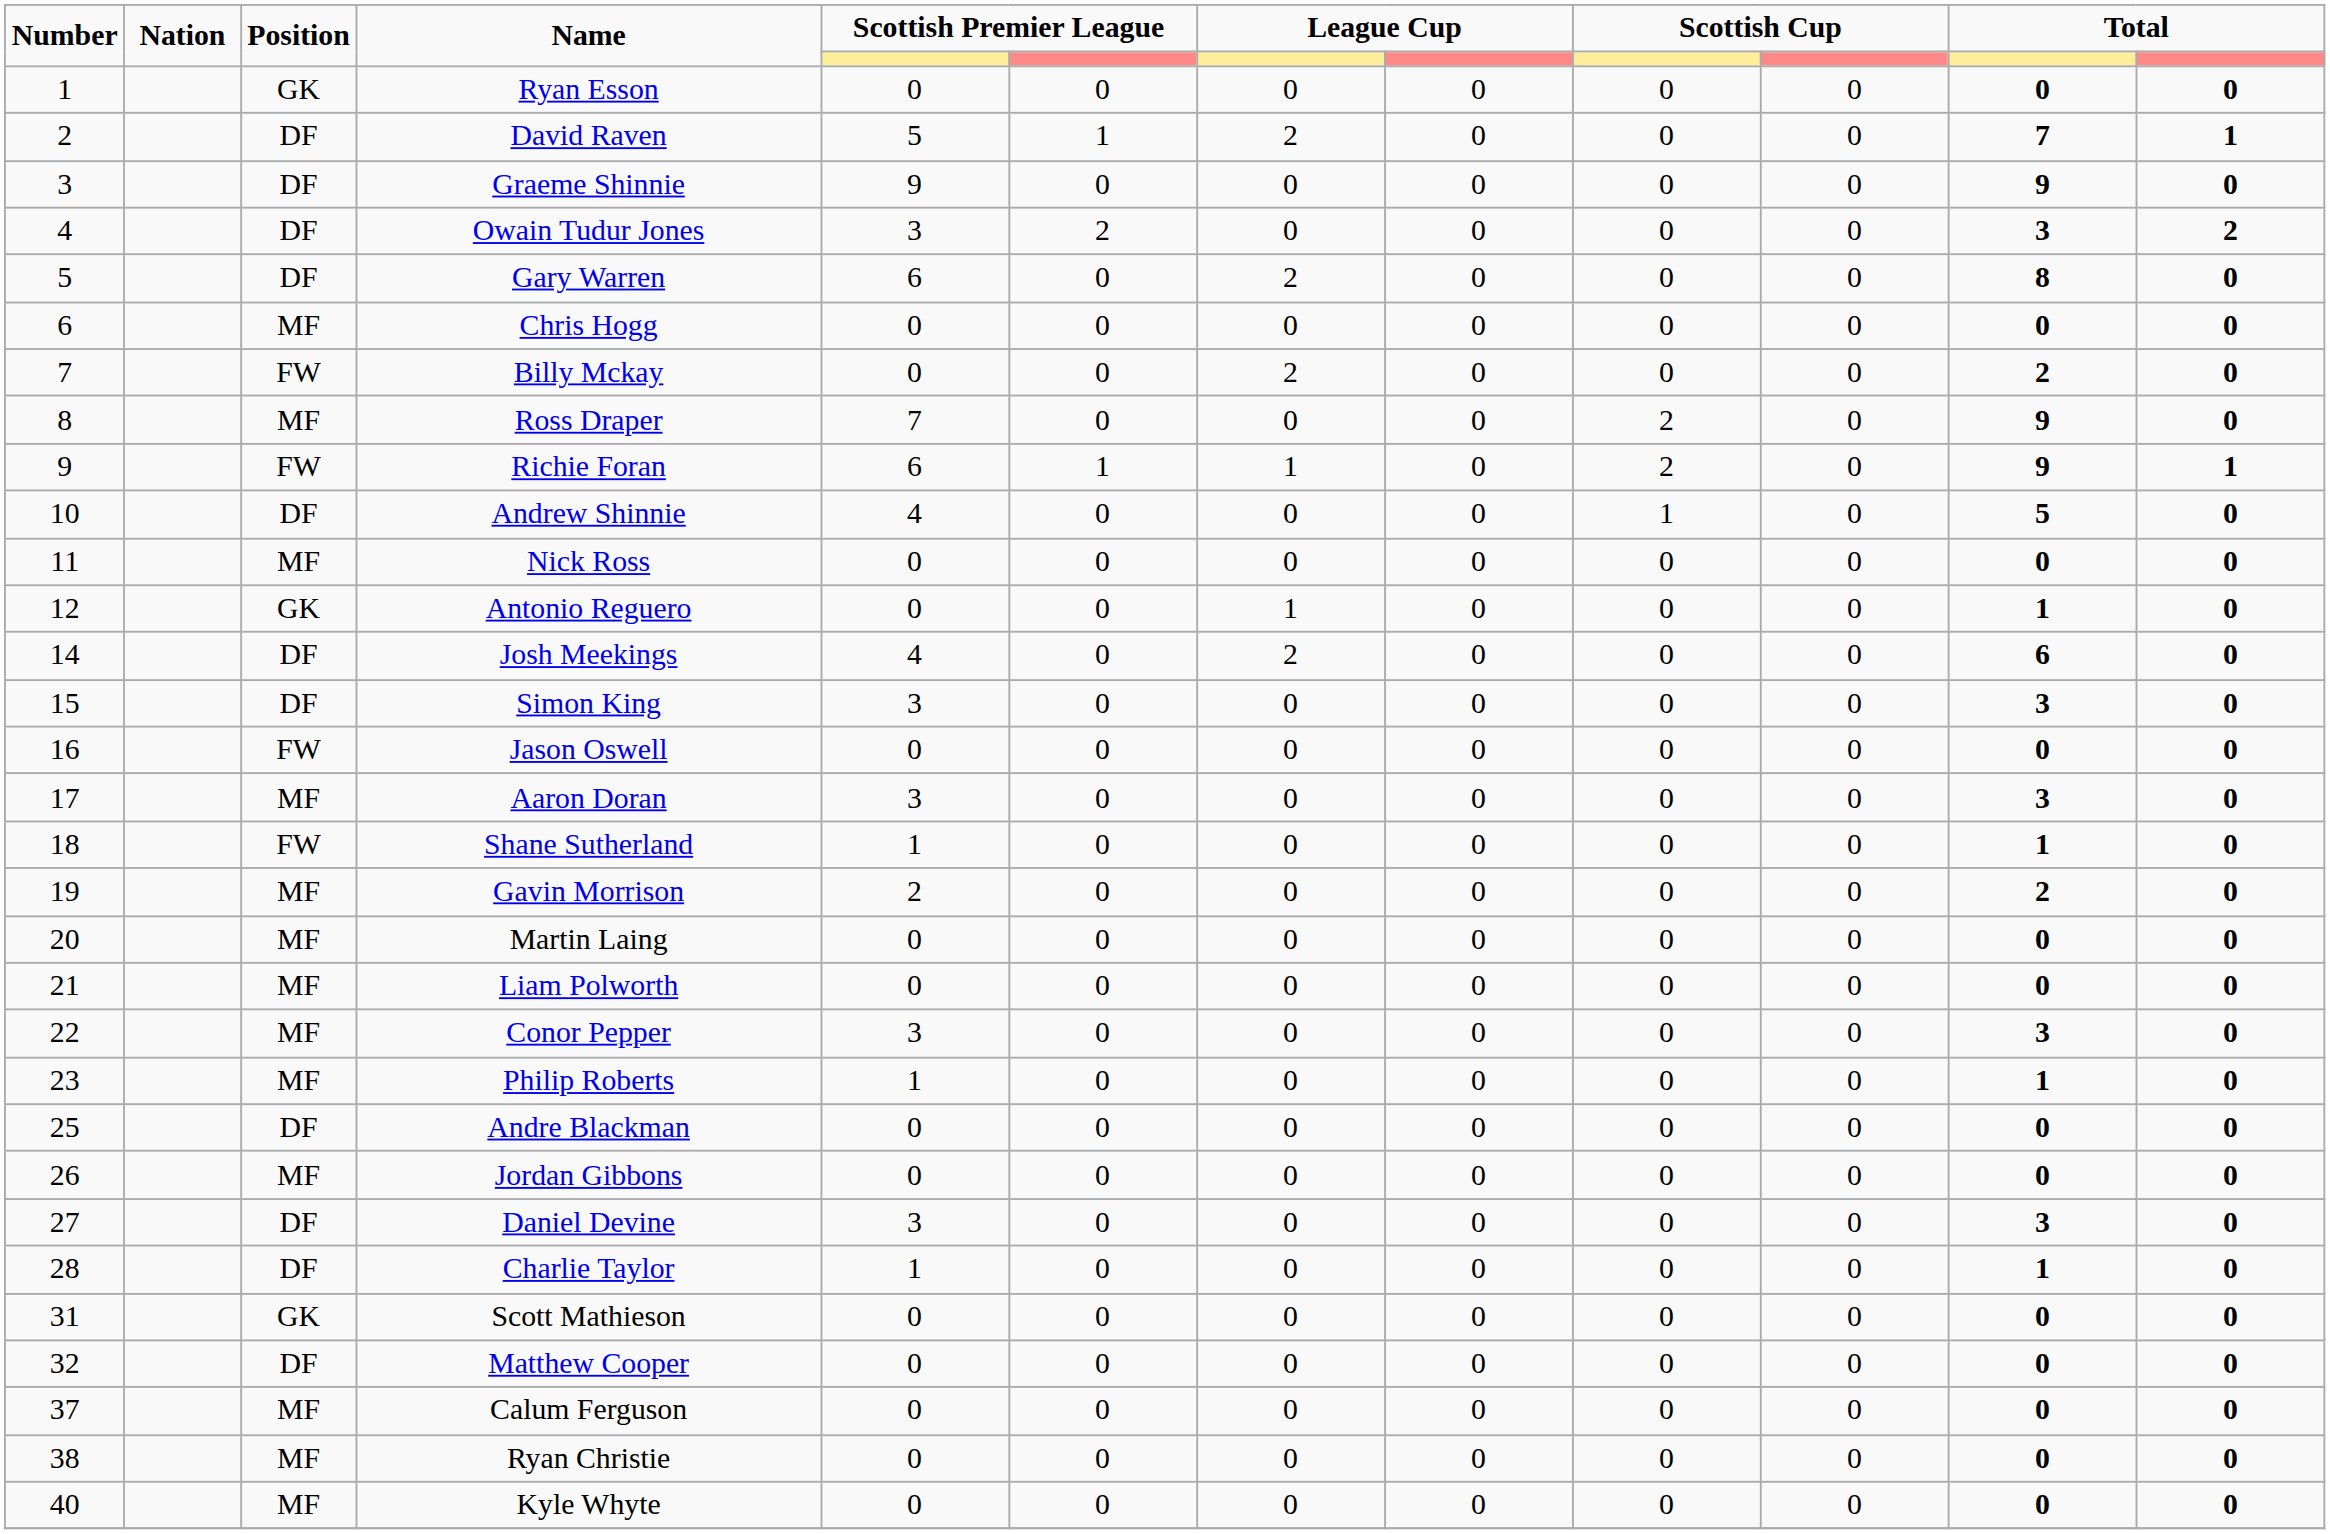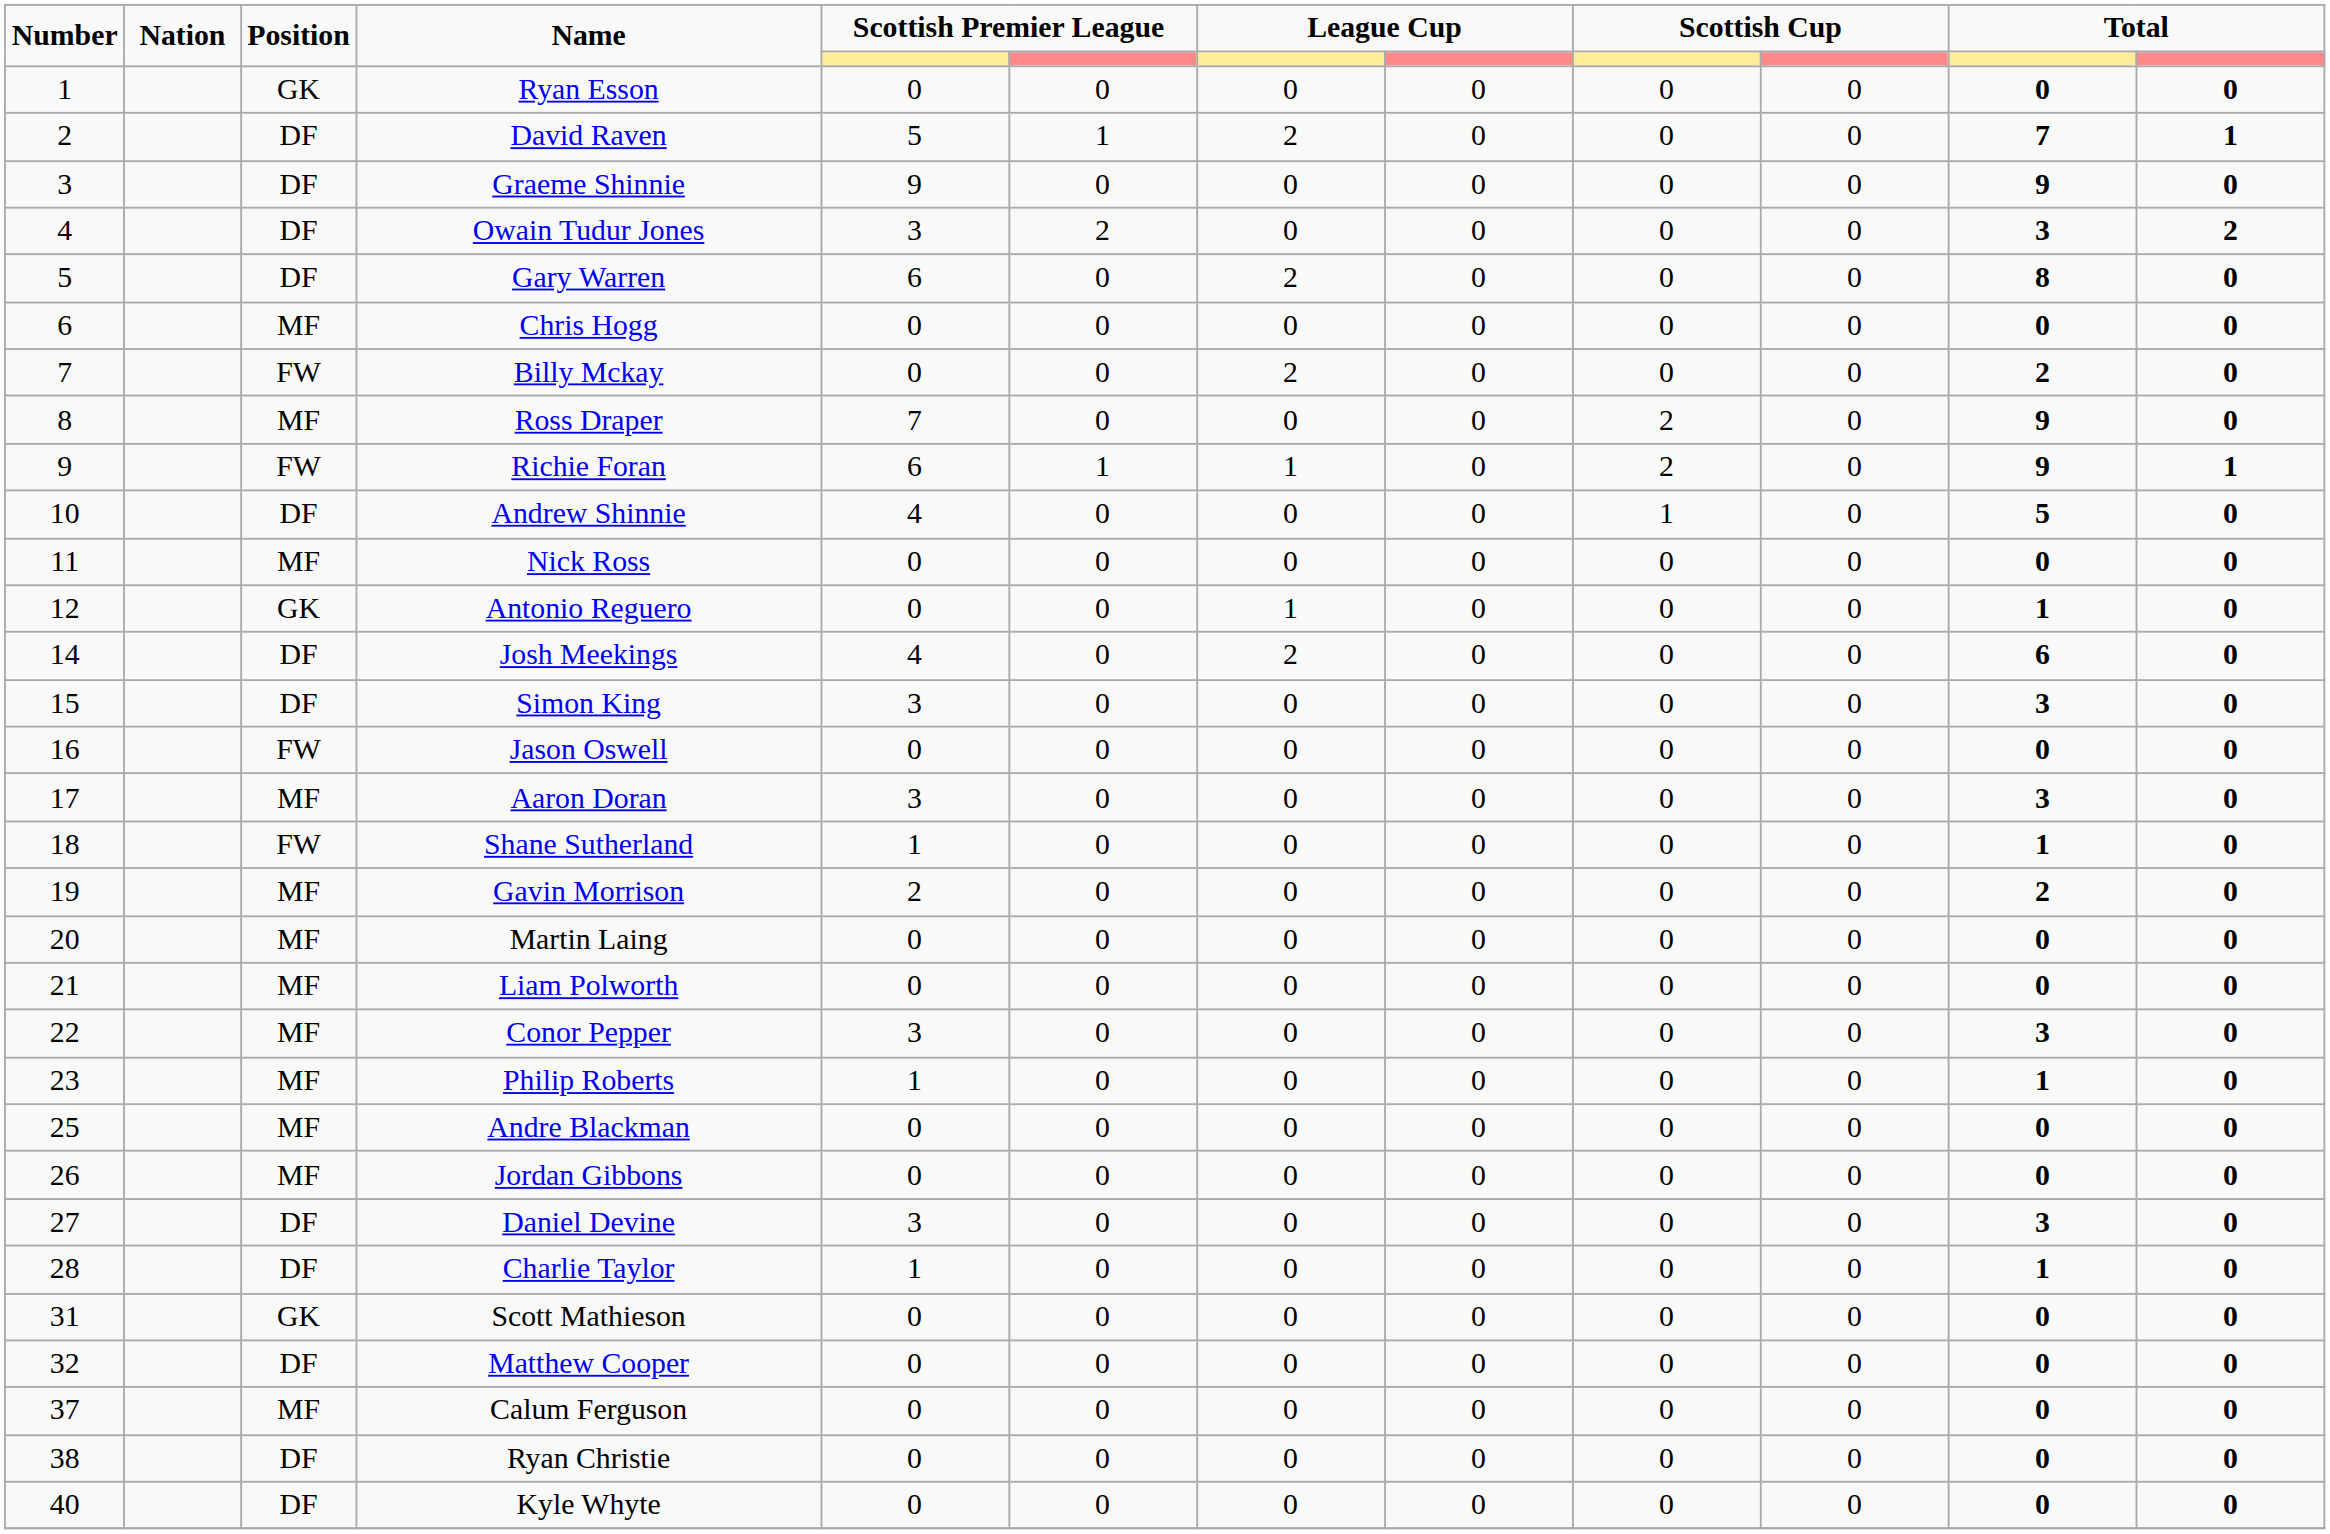(299, 1127) DF -> (299, 1127) MF
(299, 1457) MF -> (299, 1457) DF
(299, 1504) MF -> (299, 1504) DF
